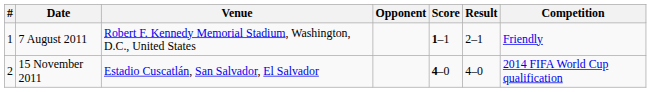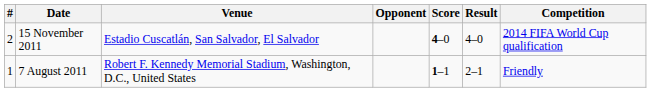rows swapped: (53, 39) <-> (51, 71)
